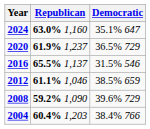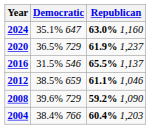columns swapped: (60, 13) <-> (118, 13)
